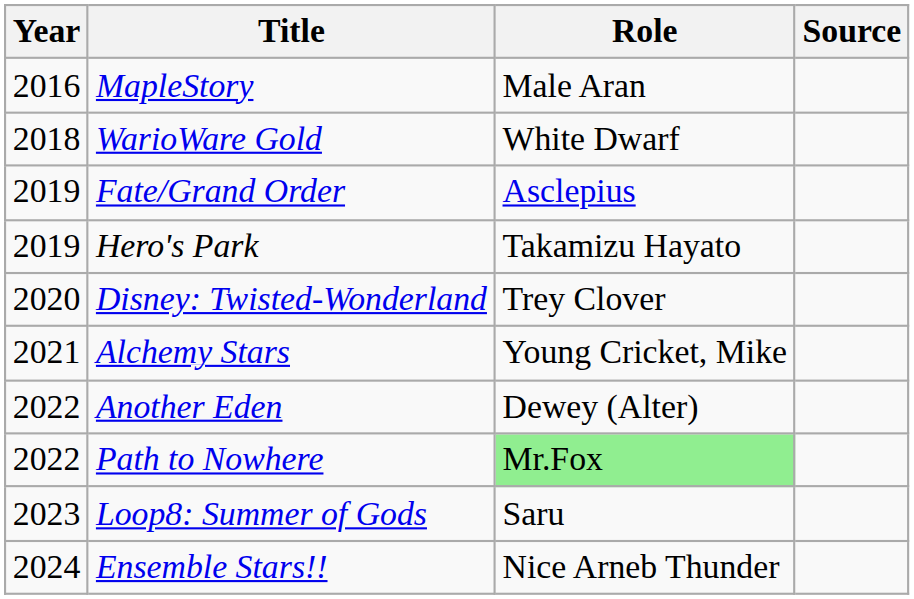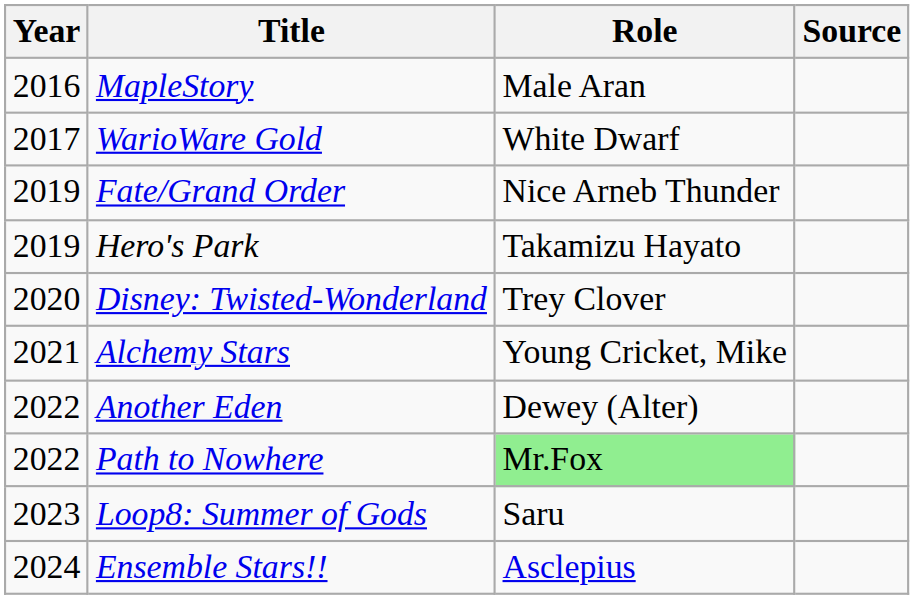(47, 138) 2018 -> (47, 138) 2017
(569, 191) Asclepius -> (641, 191) Nice Arneb Thunder
(641, 566) Nice Arneb Thunder -> (569, 566) Asclepius
